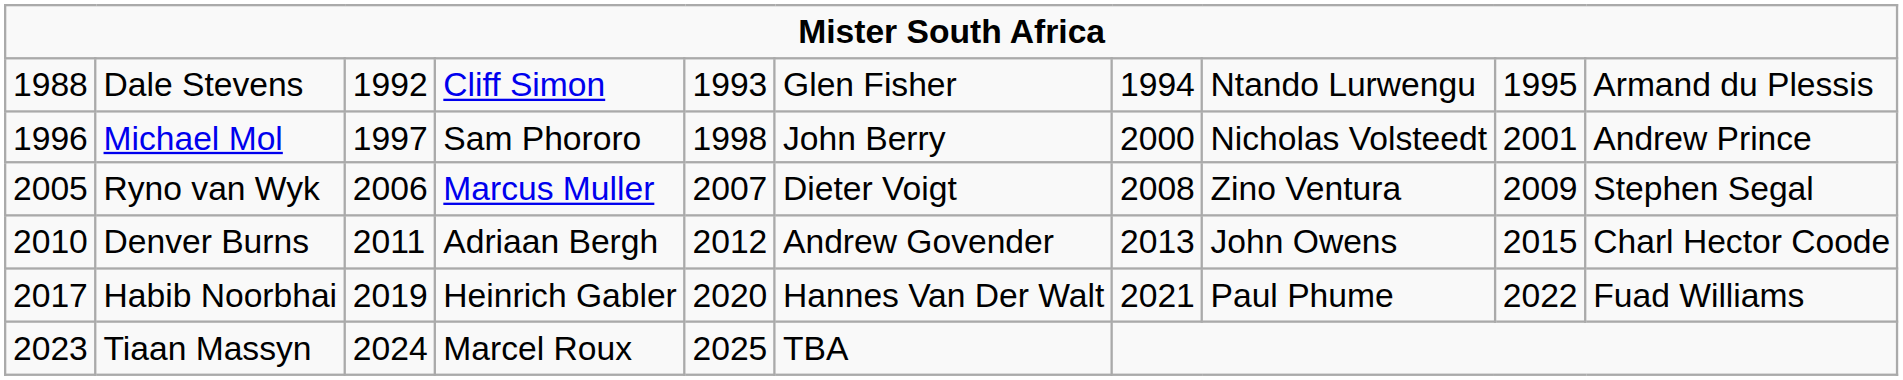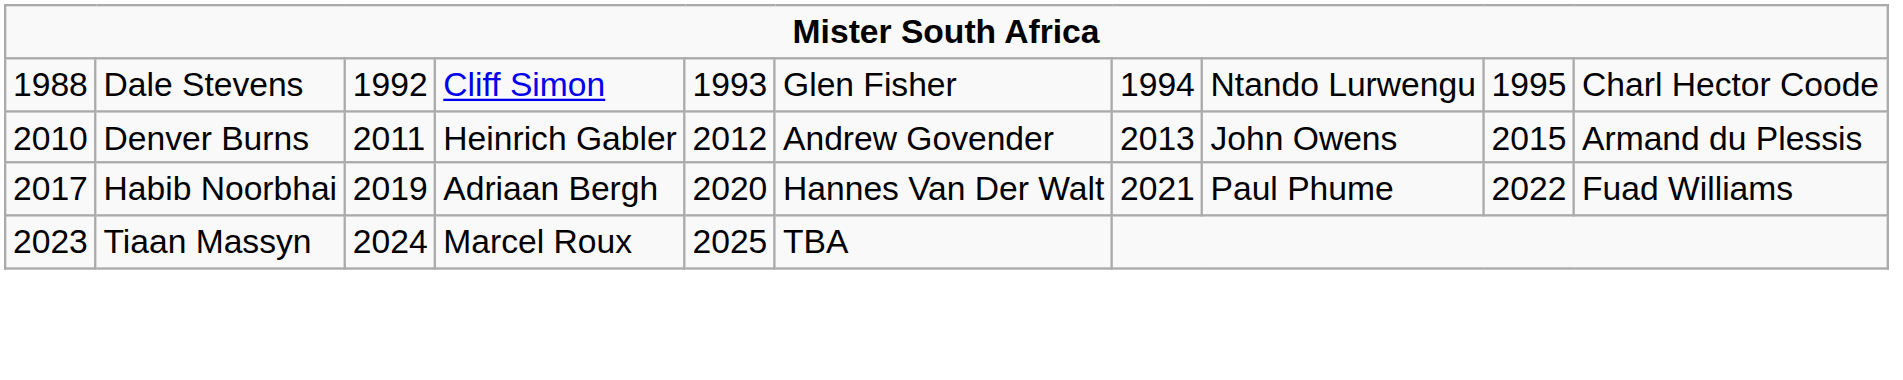(1733, 84) Armand du Plessis -> (1731, 84) Charl Hector Coode
- row: (193, 136)
- row: (212, 189)
(551, 242) Adriaan Bergh -> (560, 136) Heinrich Gabler
(1742, 242) Charl Hector Coode -> (1722, 136) Armand du Plessis
(560, 295) Heinrich Gabler -> (551, 189) Adriaan Bergh
